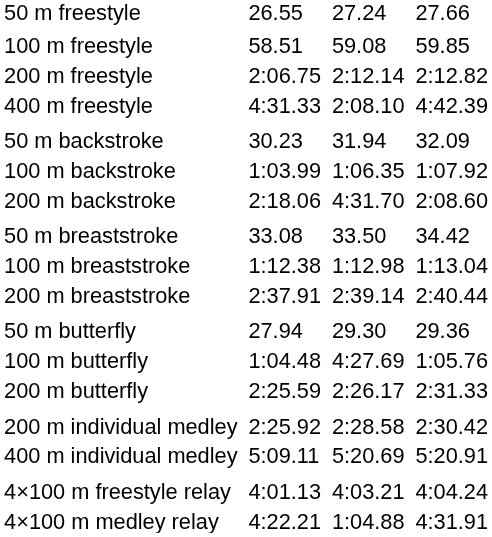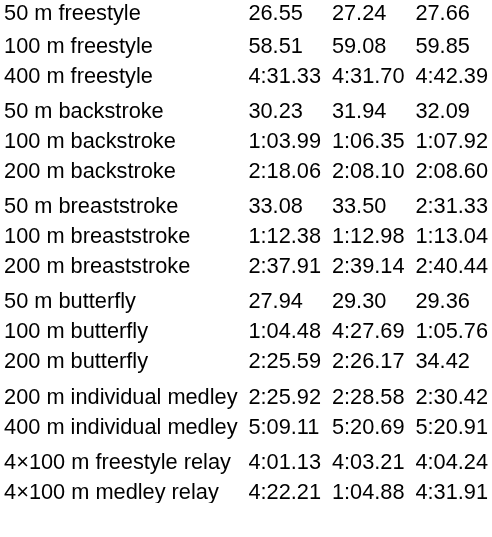- row: (78, 75)
(368, 105) 2:08.10 -> (368, 75) 4:31.70
(368, 200) 4:31.70 -> (368, 170) 2:08.10
(443, 236) 34.42 -> (452, 206) 2:31.33
(452, 391) 2:31.33 -> (443, 361) 34.42
